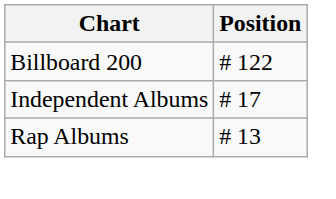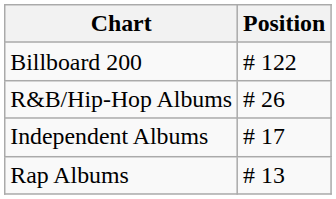+ row: (121, 99)
